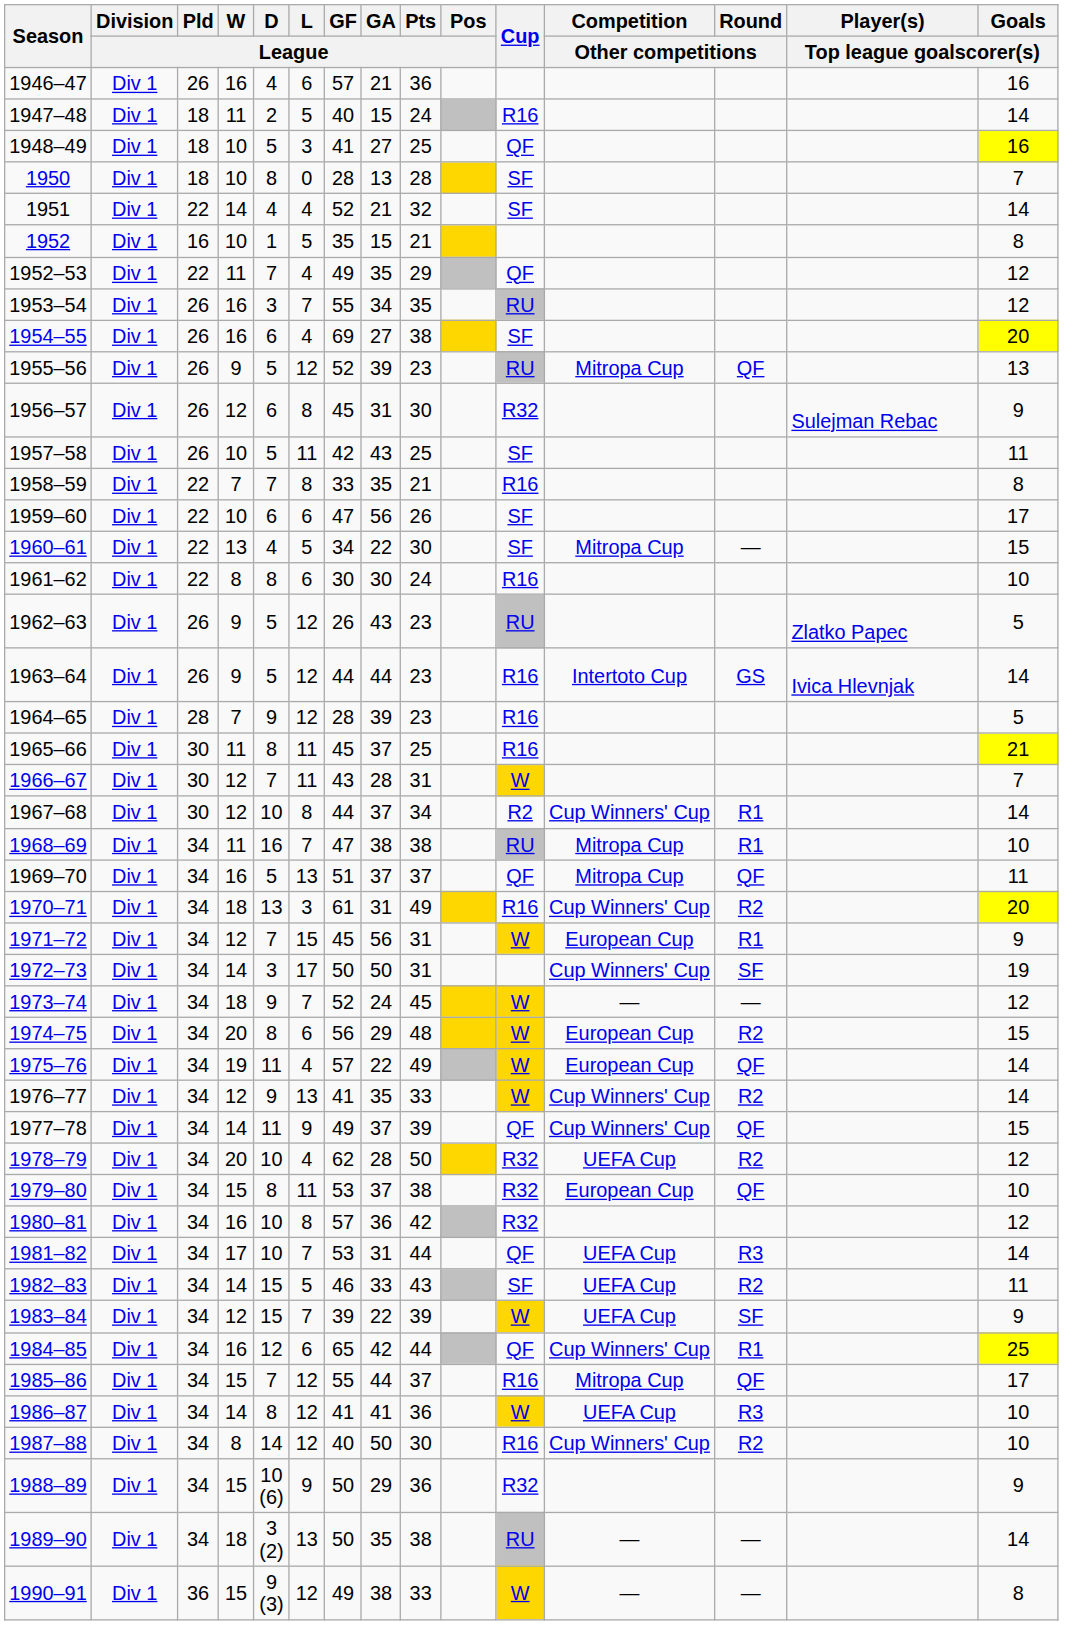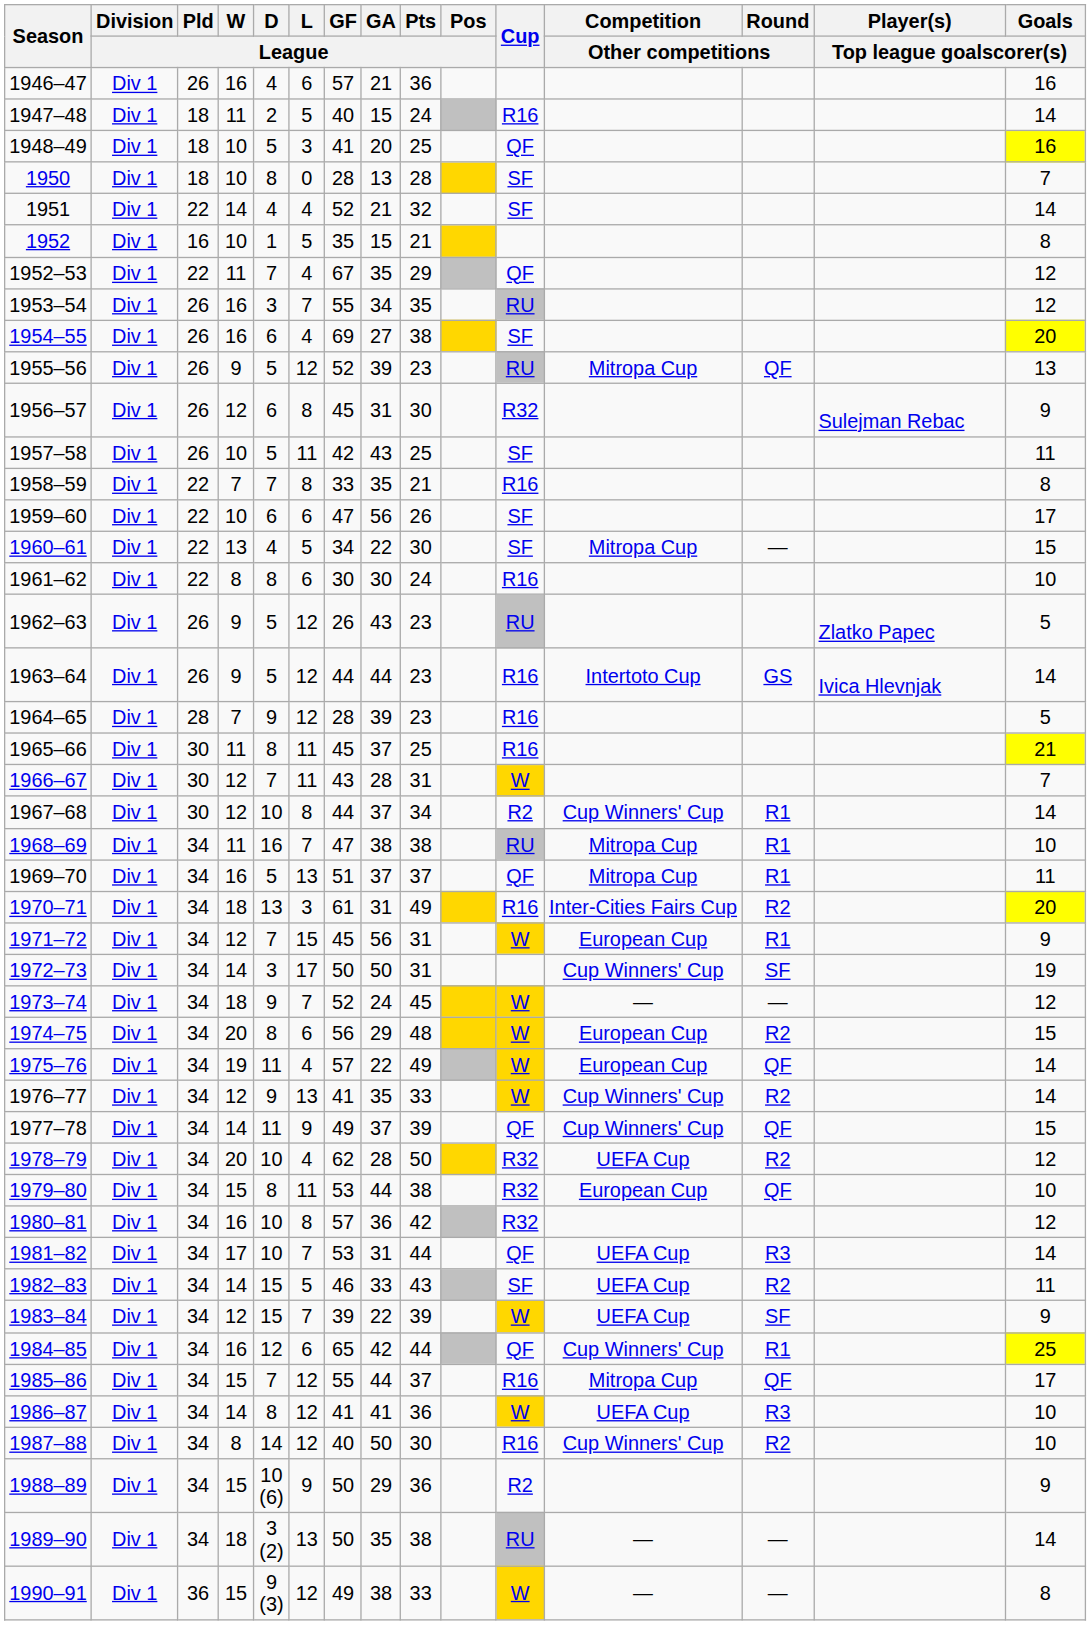(381, 147) 27 -> (381, 147) 20
(343, 273) 49 -> (343, 273) 67
(751, 875) QF -> (778, 875) R1
(629, 907) Cup Winners' Cup -> (643, 907) Inter-Cities Fairs Cup
(381, 1191) 37 -> (381, 1191) 44
(520, 1486) R32 -> (520, 1486) R2
